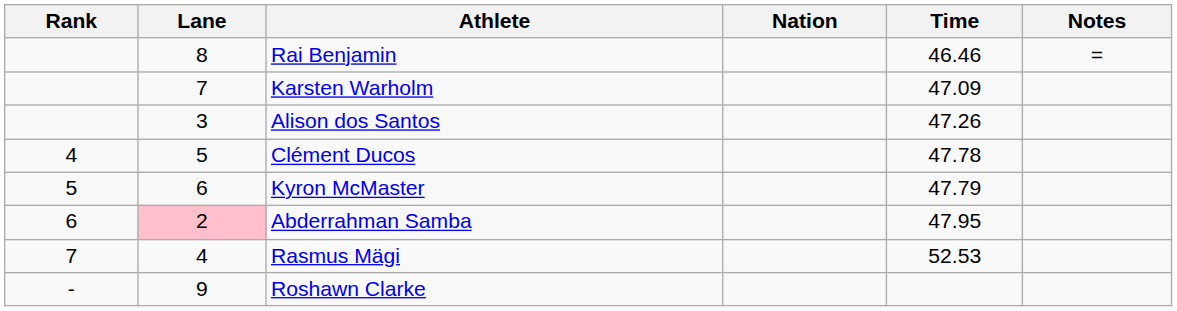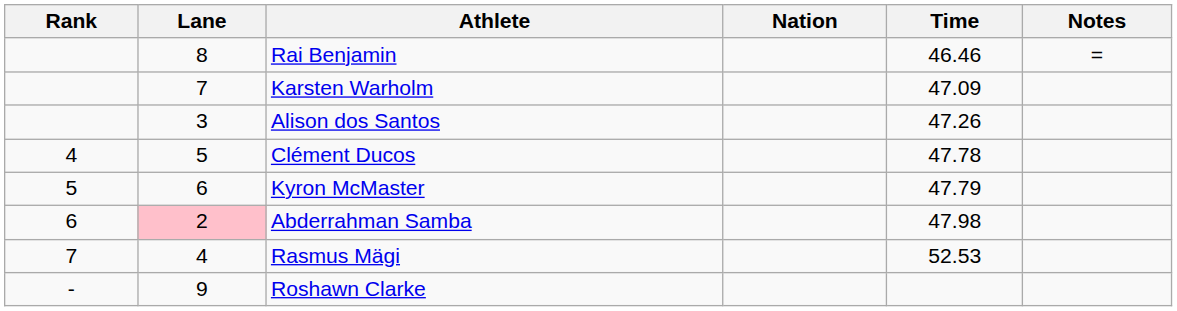(955, 222) 47.95 -> (955, 222) 47.98
